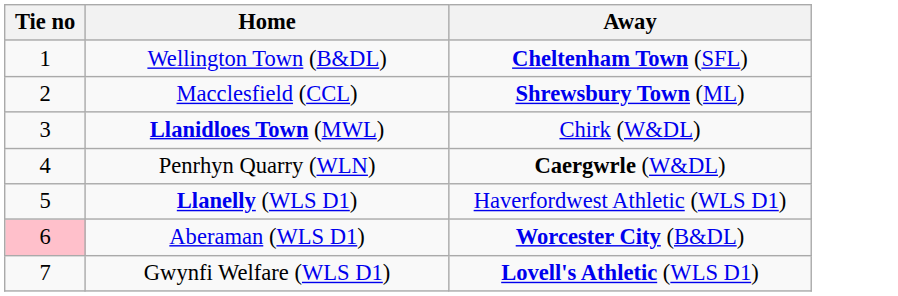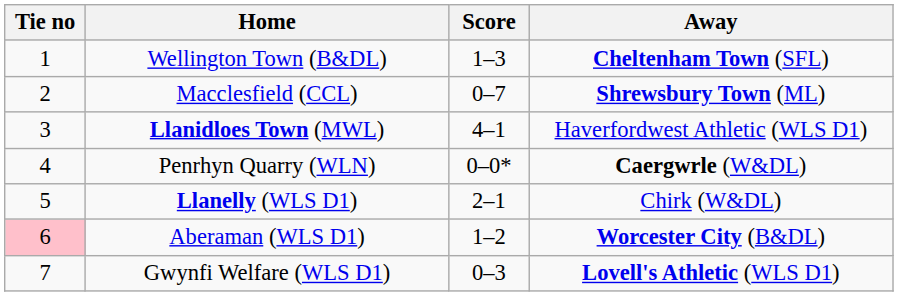+ column: (489, 22)
(630, 129) Chirk (W&DL) -> (711, 129) Haverfordwest Athletic (WLS D1)
(630, 201) Haverfordwest Athletic (WLS D1) -> (711, 201) Chirk (W&DL)
